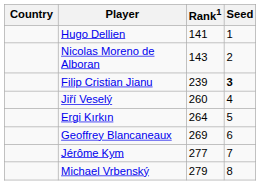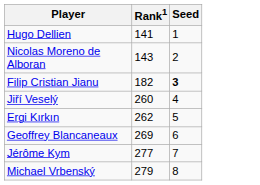- column: (31, 14)
(198, 82) 239 -> (144, 82) 182
(198, 117) 264 -> (144, 117) 262
